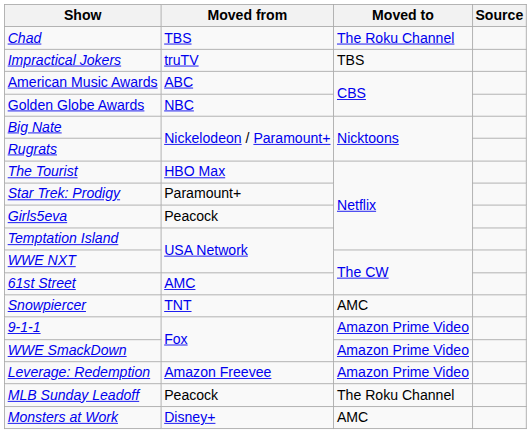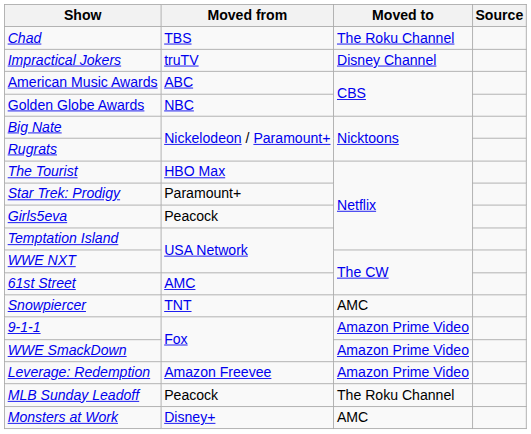(351, 60) TBS -> (387, 60) Disney Channel
